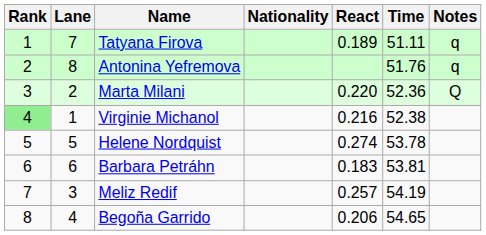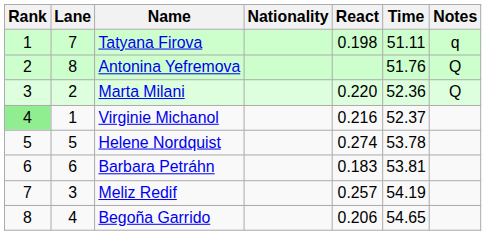(357, 42) 0.189 -> (357, 42) 0.198
(455, 67) q -> (455, 67) Q
(406, 117) 52.38 -> (406, 117) 52.37
